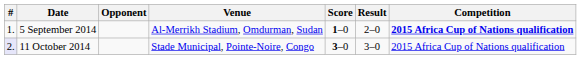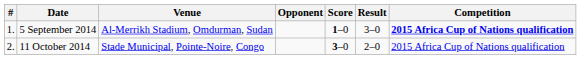columns swapped: (237, 12) <-> (124, 12)
(372, 29) 2–0 -> (372, 29) 3–0
(11, 46) lavender background -> (11, 46) no background
(372, 46) 3–0 -> (372, 46) 2–0
